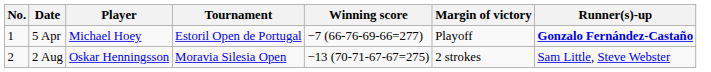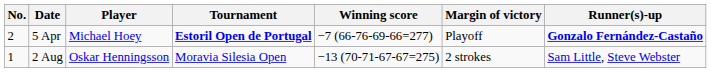(11, 36) 1 -> (11, 36) 2
(238, 36) normal -> (243, 36) bold
(11, 57) 2 -> (11, 57) 1
